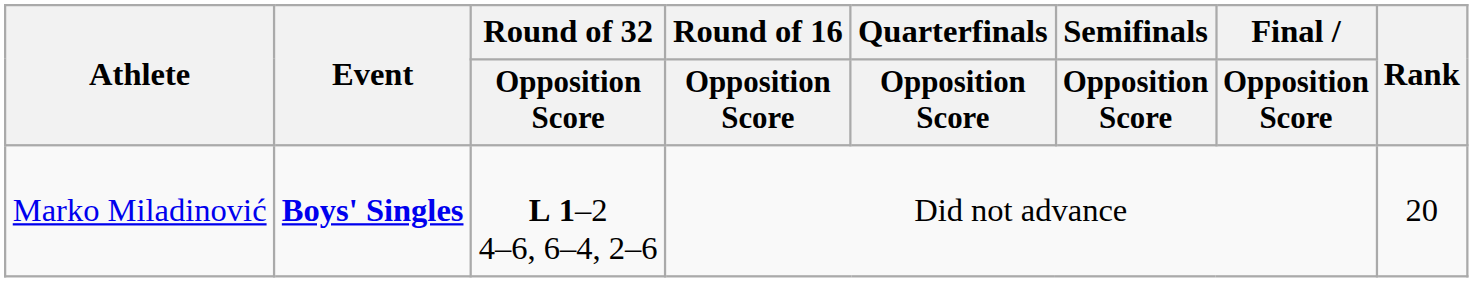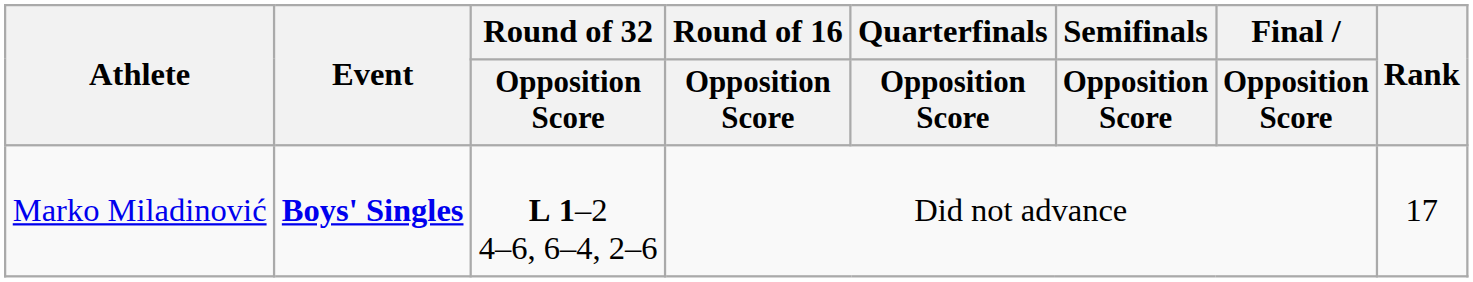(1422, 210) 20 -> (1422, 210) 17
